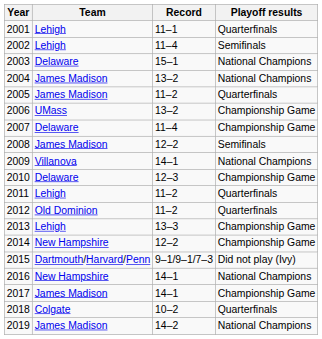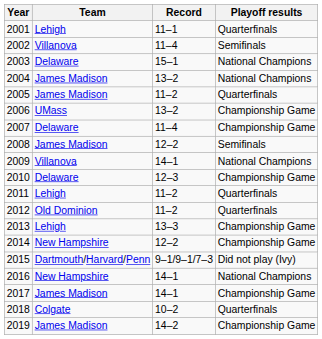(50, 45) Lehigh -> (56, 45) Villanova
(265, 326) National Champions -> (267, 326) Championship Game
